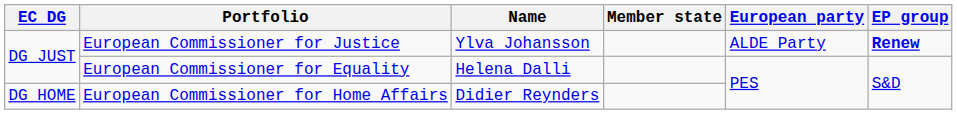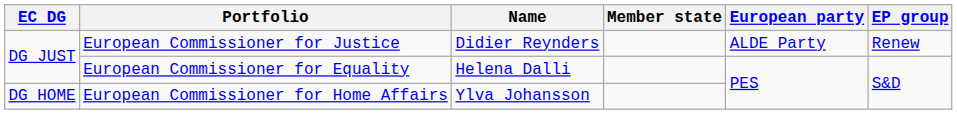(523, 44) Ylva Johansson -> (527, 44) Didier Reynders
(896, 44) bold -> (896, 44) normal
(527, 96) Didier Reynders -> (523, 96) Ylva Johansson
